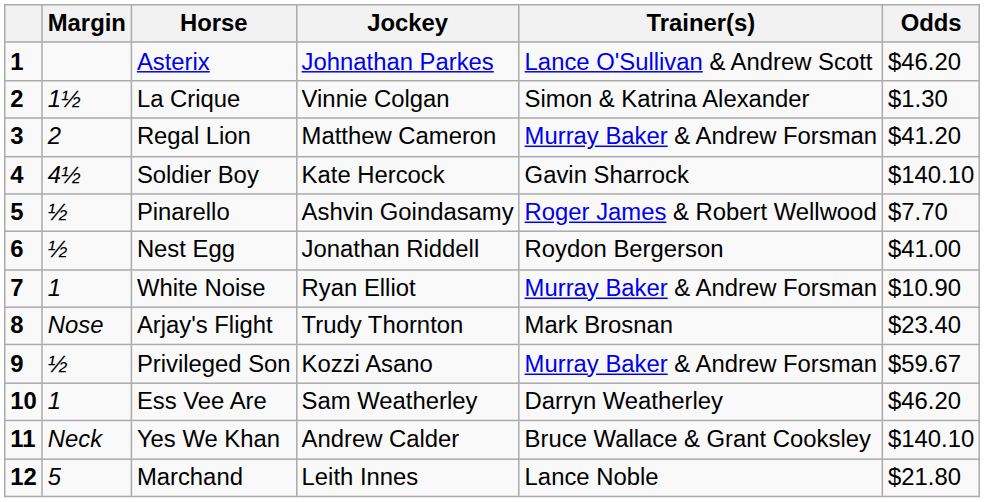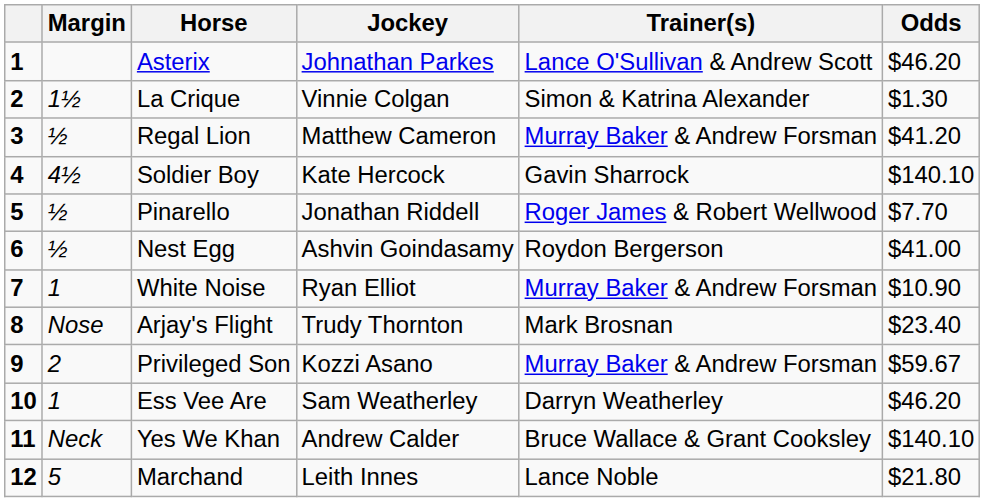(54, 136) 2 -> (58, 136) ½
(408, 212) Ashvin Goindasamy -> (390, 212) Jonathan Riddell
(390, 250) Jonathan Riddell -> (408, 250) Ashvin Goindasamy
(58, 363) ½ -> (54, 363) 2
